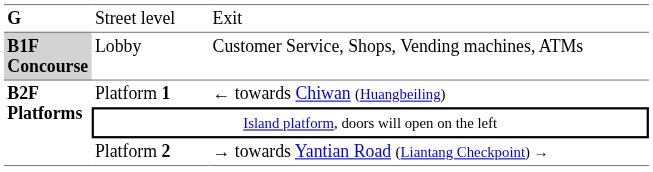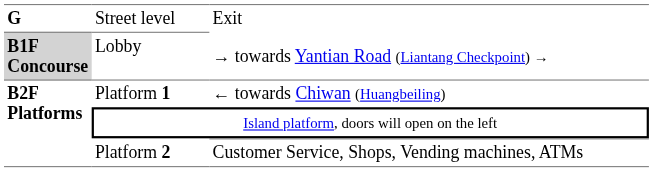(398, 46) Customer Service, Shops, Vending machines, ATMs -> (381, 55) → towards Yantian Road (Liantang Checkpoint) →
(381, 151) → towards Yantian Road (Liantang Checkpoint) → -> (398, 152) Customer Service, Shops, Vending machines, ATMs
